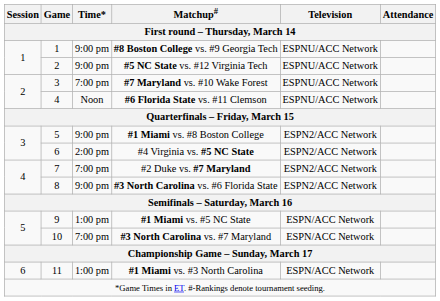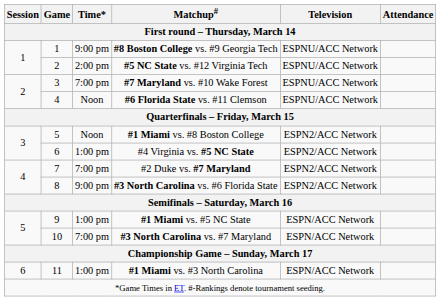(92, 66) 9:00 pm -> (92, 66) 2:00 pm
(92, 134) 9:00 pm -> (92, 134) Noon
(92, 151) 2:00 pm -> (92, 151) 1:00 pm
